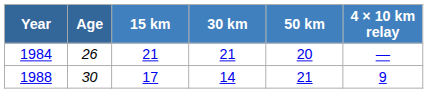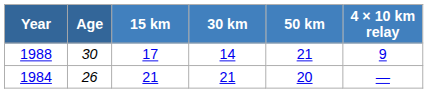rows swapped: (36, 55) <-> (36, 77)
